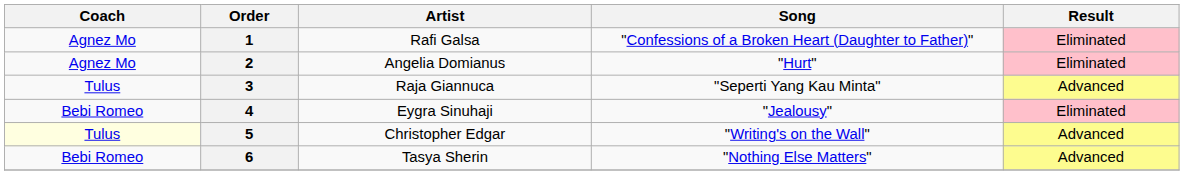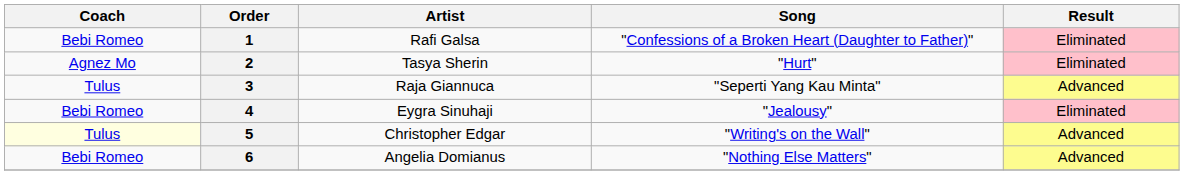(102, 39) Agnez Mo -> (102, 39) Bebi Romeo
(445, 63) Angelia Domianus -> (445, 63) Tasya Sherin
(445, 157) Tasya Sherin -> (445, 157) Angelia Domianus
